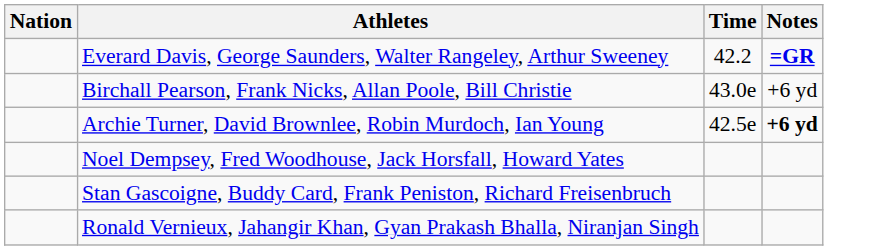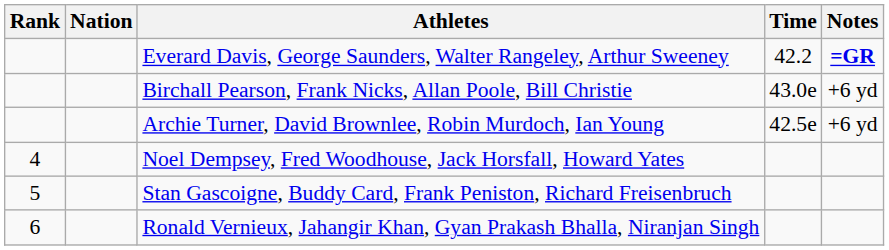+ column: (35, 21)
(792, 124) bold -> (853, 124) normal
